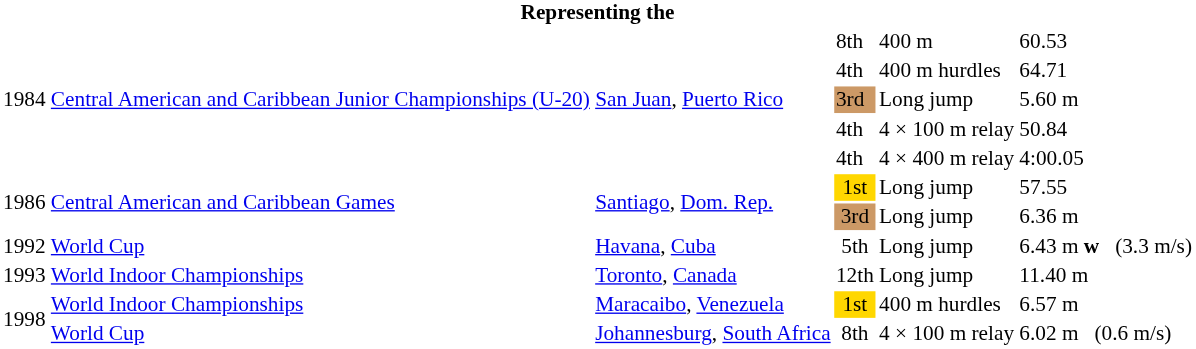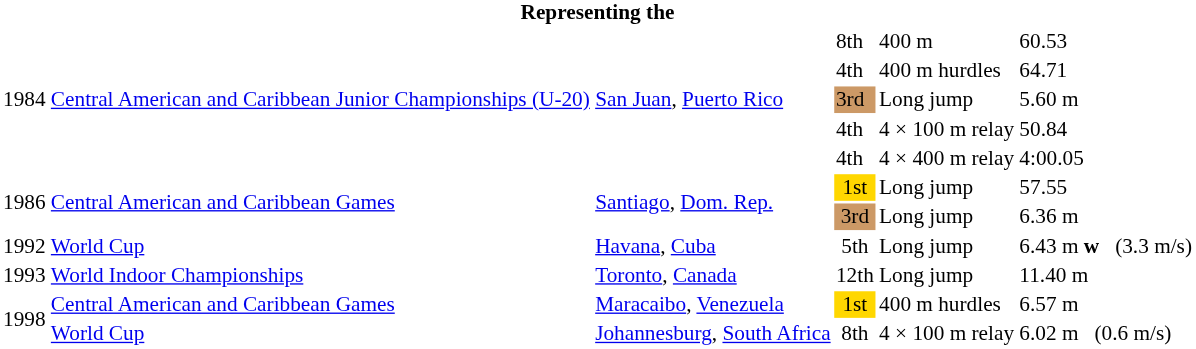(177, 304) World Indoor Championships -> (223, 304) Central American and Caribbean Games
